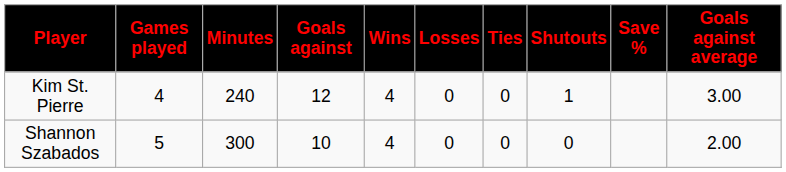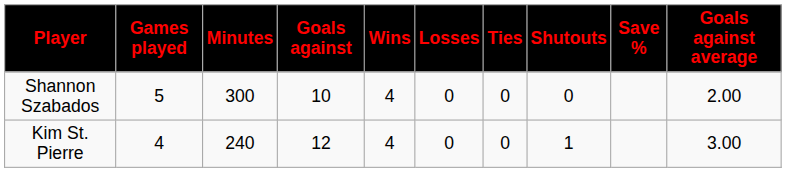rows swapped: (60, 143) <-> (60, 95)
